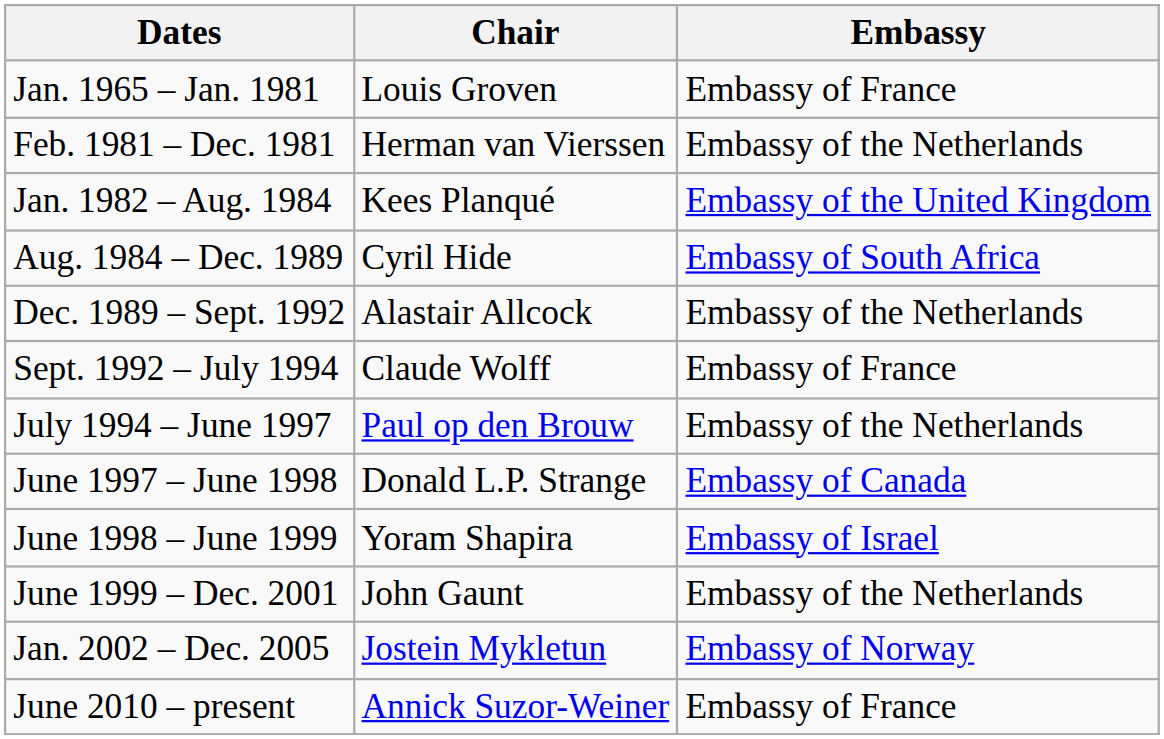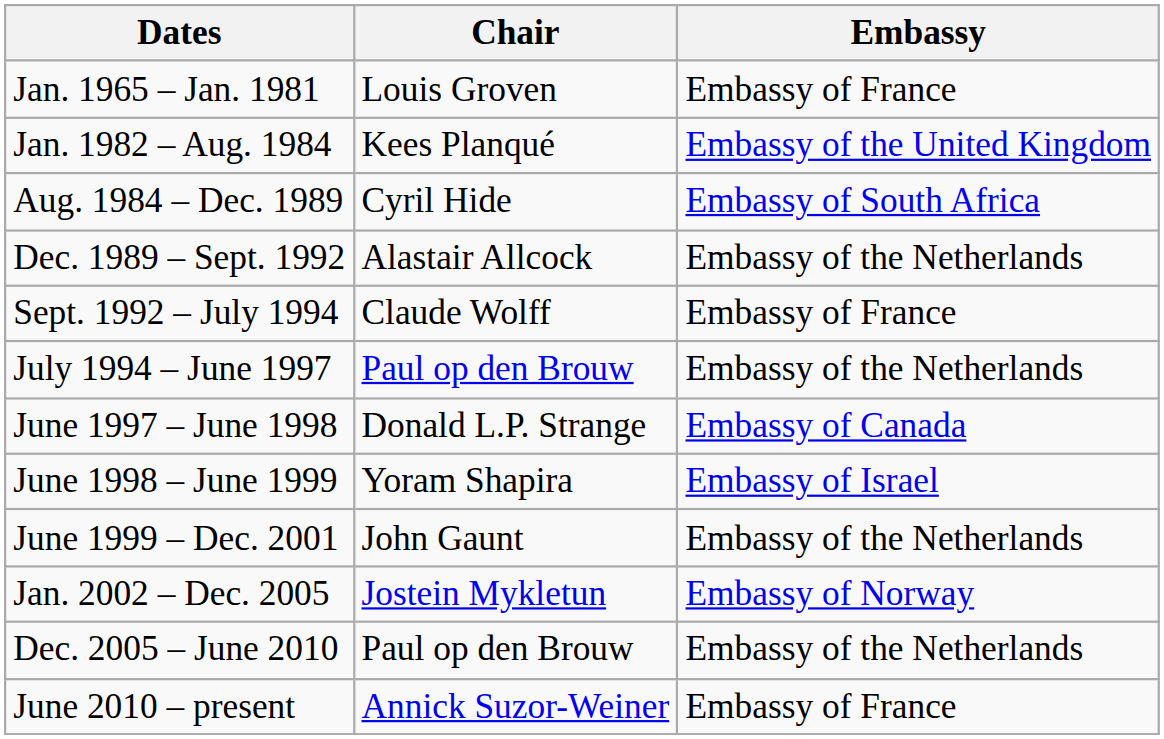- row: (174, 144)
+ row: (176, 649)
